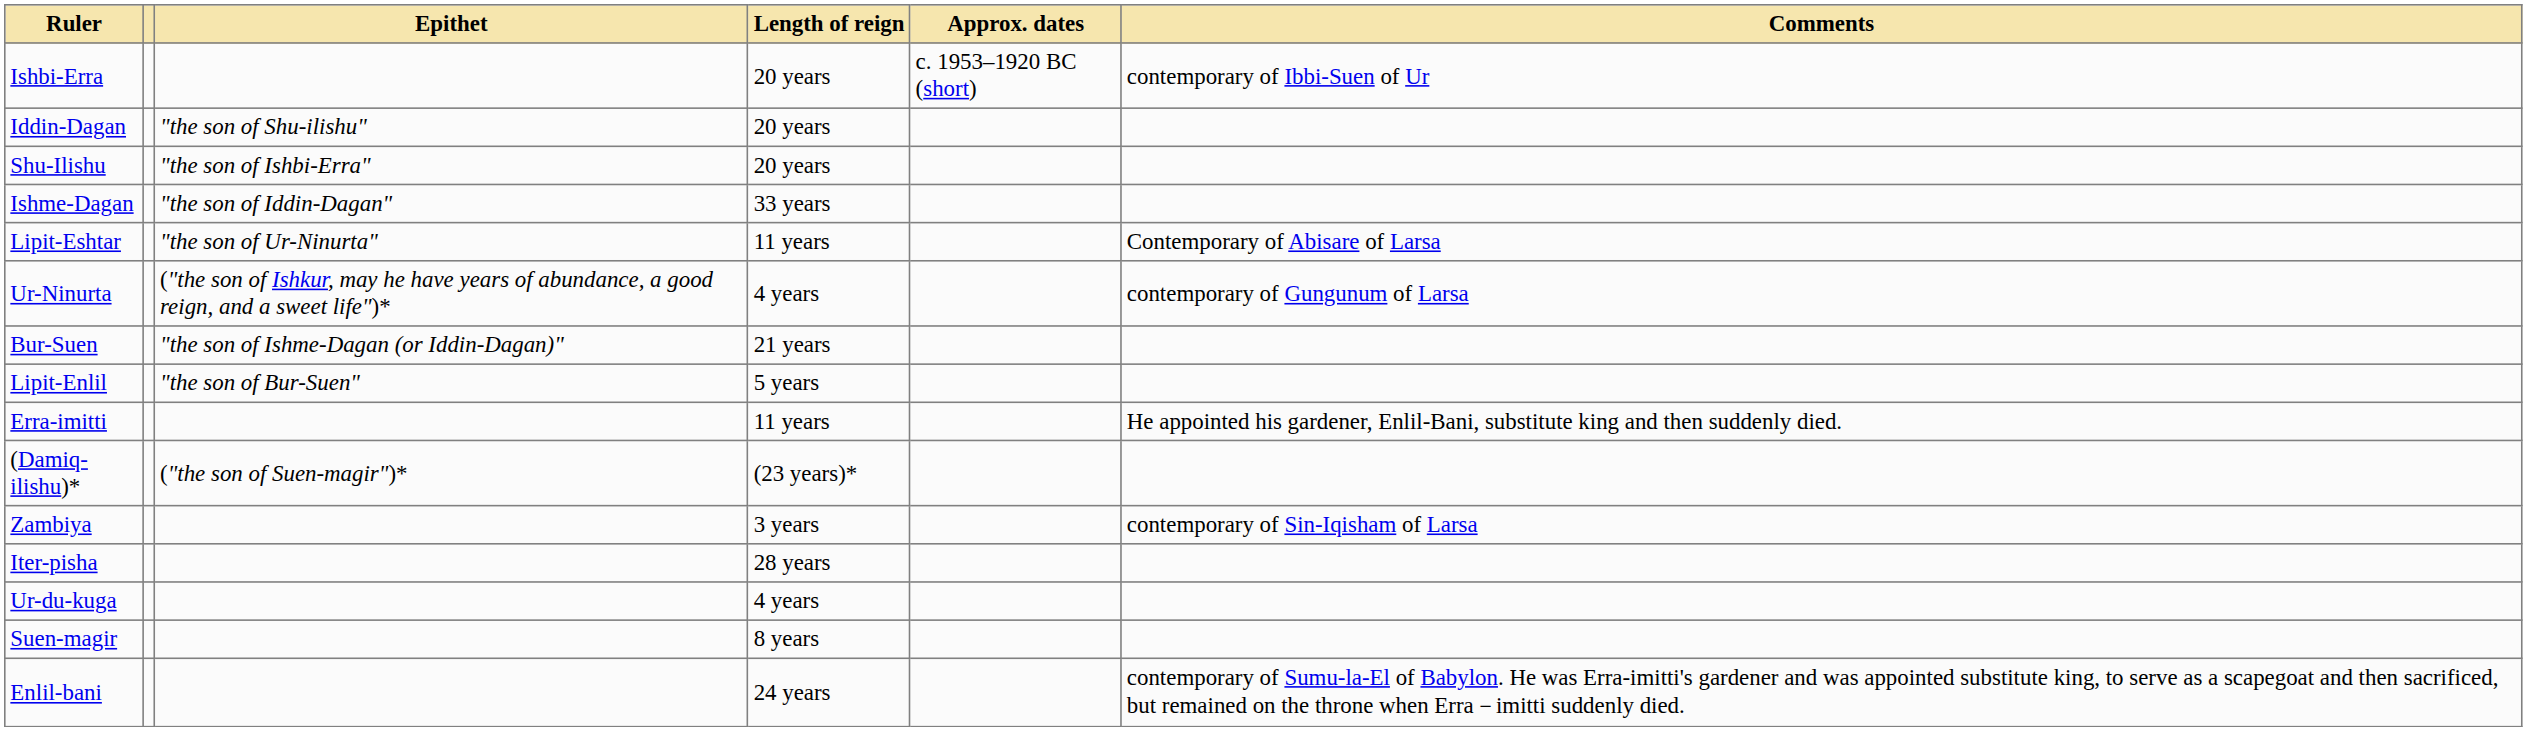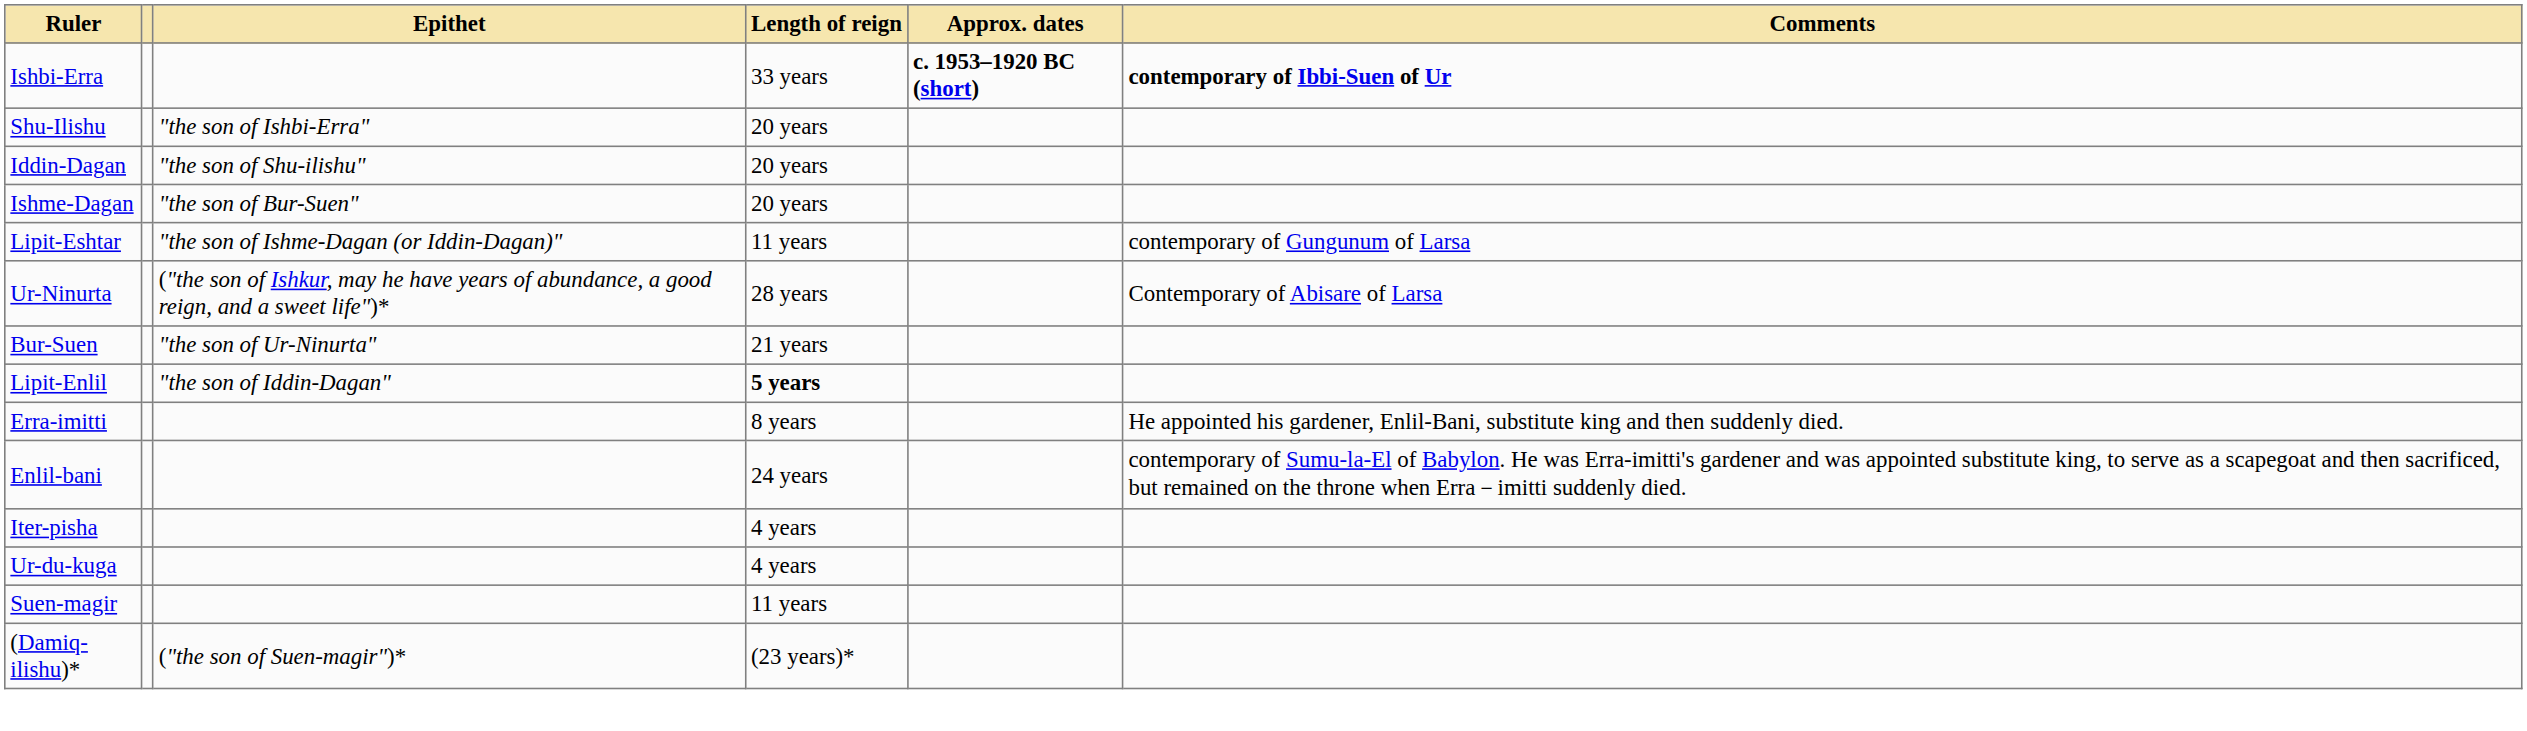(792, 75) 20 years -> (789, 75) 33 years
(996, 75) normal -> (994, 75) bold
(1278, 75) normal -> (1290, 75) bold
rows swapped: (58, 165) <-> (68, 126)
(276, 203) "the son of Iddin-Dagan" -> (259, 203) "the son of Bur-Suen"
(792, 203) 33 years -> (789, 203) 20 years
(269, 241) "the son of Ur-Ninurta" -> (361, 241) "the son of Ishme-Dagan (or Iddin-Dagan)"
(1284, 241) Contemporary of Abisare of Larsa -> (1299, 241) contemporary of Gungunum of Larsa
(786, 293) 4 years -> (789, 293) 28 years
(1298, 293) contemporary of Gungunum of Larsa -> (1285, 293) Contemporary of Abisare of Larsa
(362, 344) "the son of Ishme-Dagan (or Iddin-Dagan)" -> (268, 344) "the son of Ur-Ninurta"
(260, 382) "the son of Bur-Suen" -> (275, 382) "the son of Iddin-Dagan"
(786, 382) normal -> (786, 382) bold
(792, 421) 11 years -> (784, 421) 8 years
rows swapped: (56, 692) <-> (49, 472)
- row: (51, 524)
(792, 562) 28 years -> (784, 527) 4 years
(786, 638) 8 years -> (789, 603) 11 years
